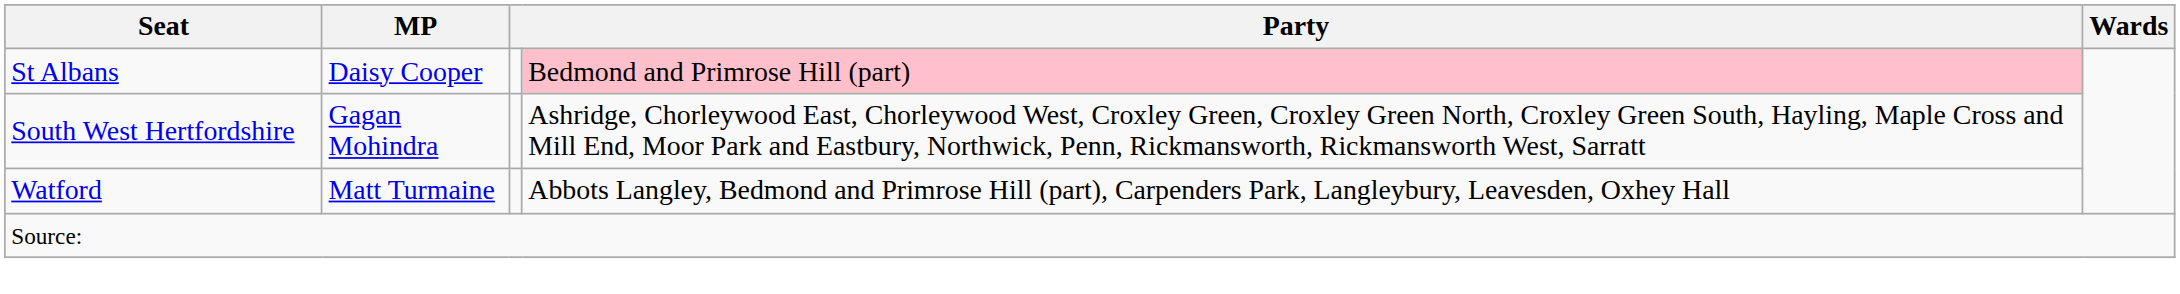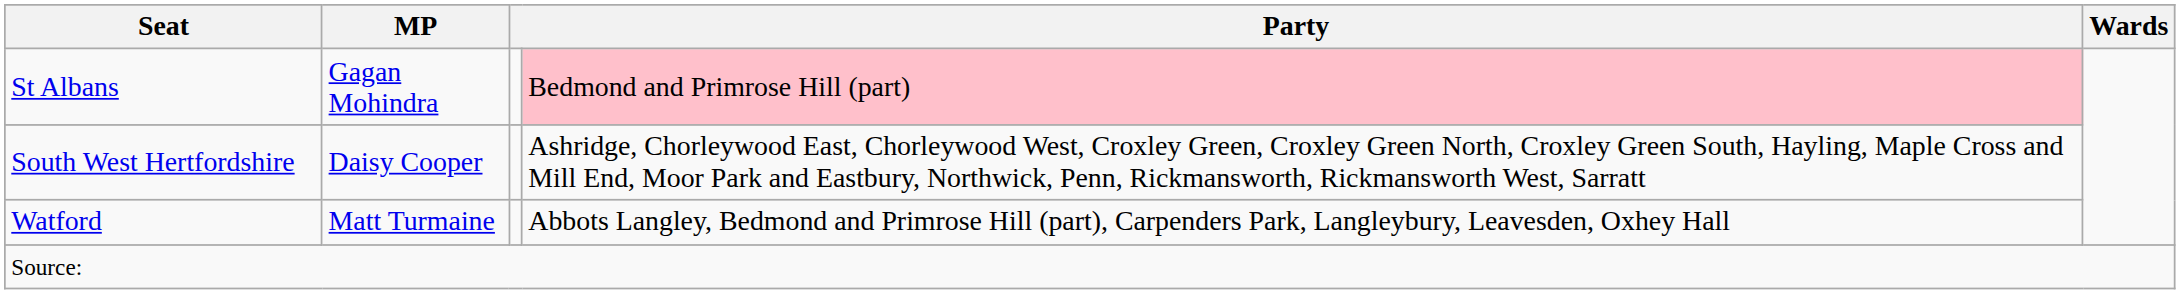(406, 70) Daisy Cooper -> (384, 86) Gagan Mohindra
(384, 130) Gagan Mohindra -> (406, 161) Daisy Cooper
